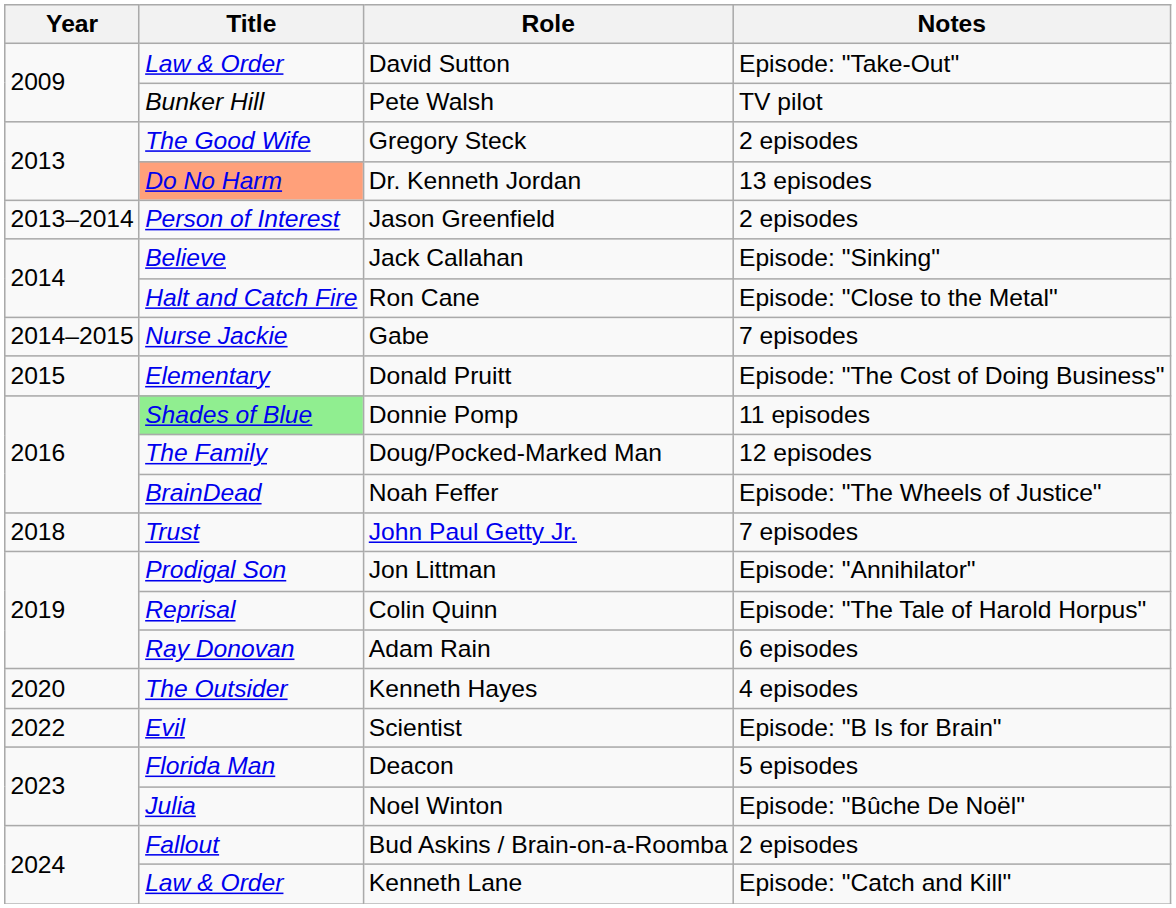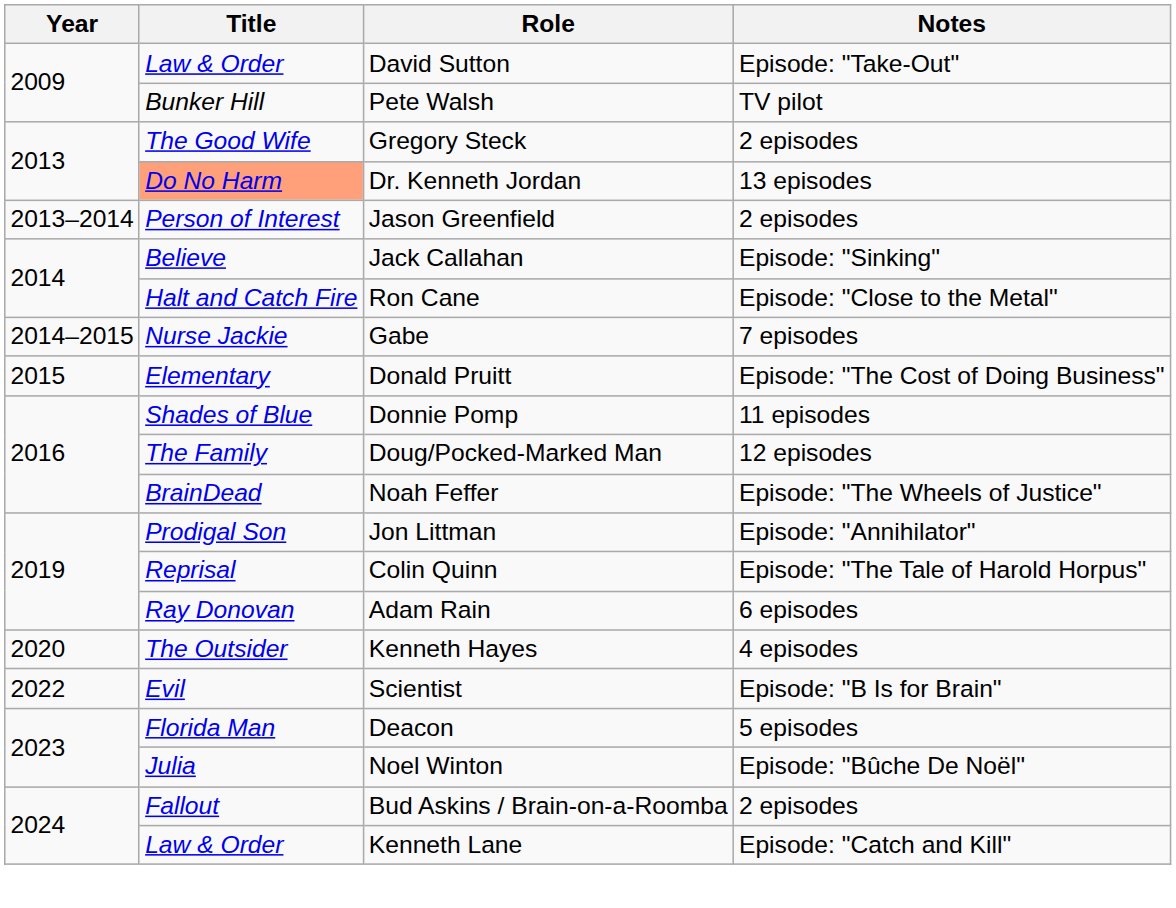(229, 414) lightgreen background -> (229, 414) no background
- row: (473, 532)
